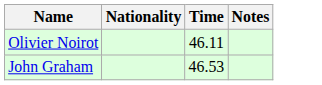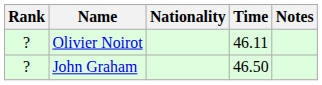+ column: (27, 17)
(206, 67) 46.53 -> (251, 67) 46.50
